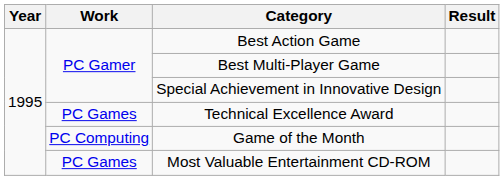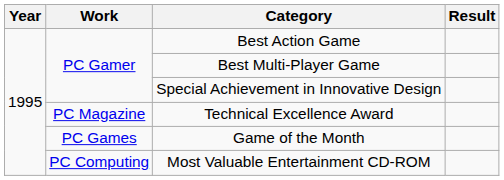(99, 114) PC Games -> (99, 114) PC Magazine
(99, 138) PC Computing -> (99, 138) PC Games
(99, 162) PC Games -> (99, 162) PC Computing
